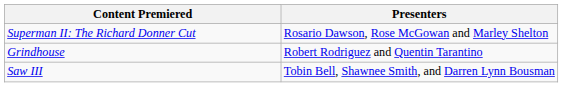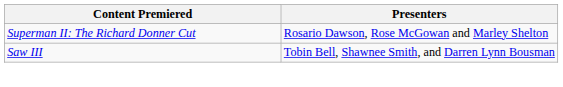- row: (36, 52)
